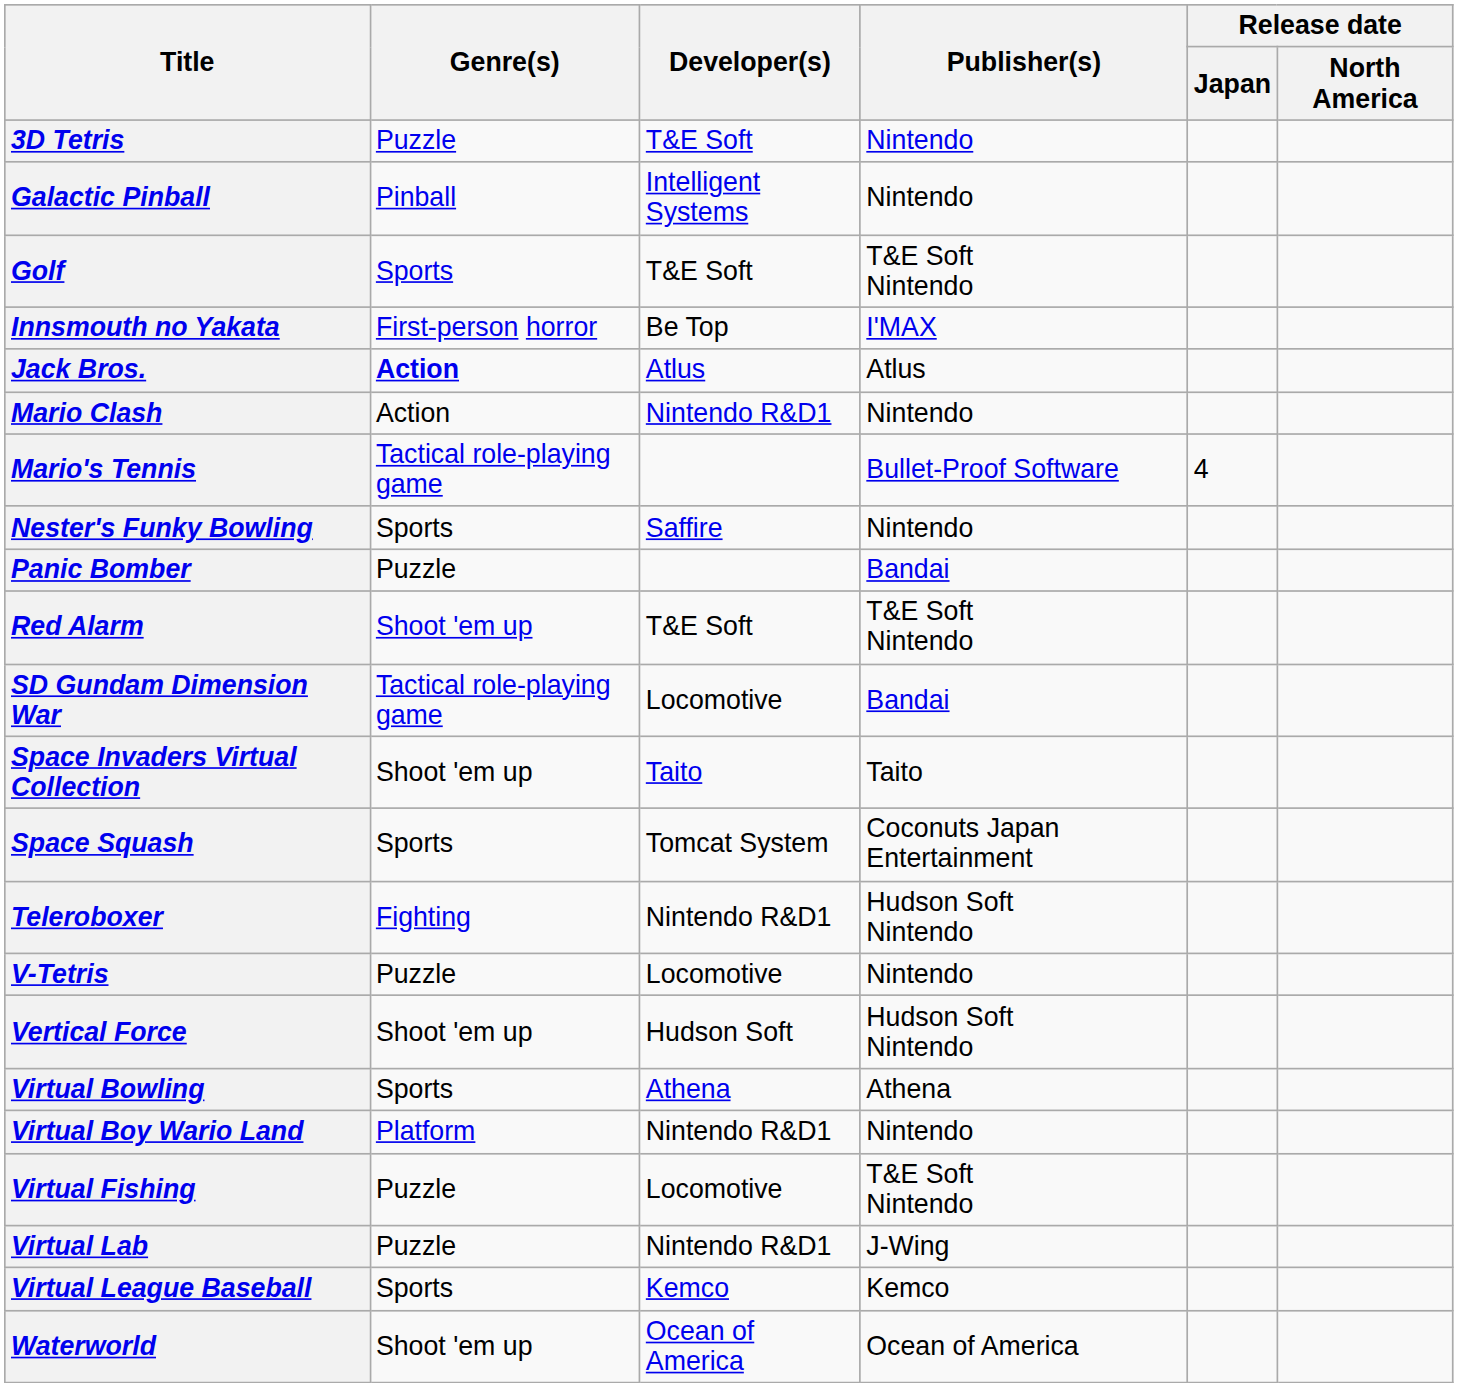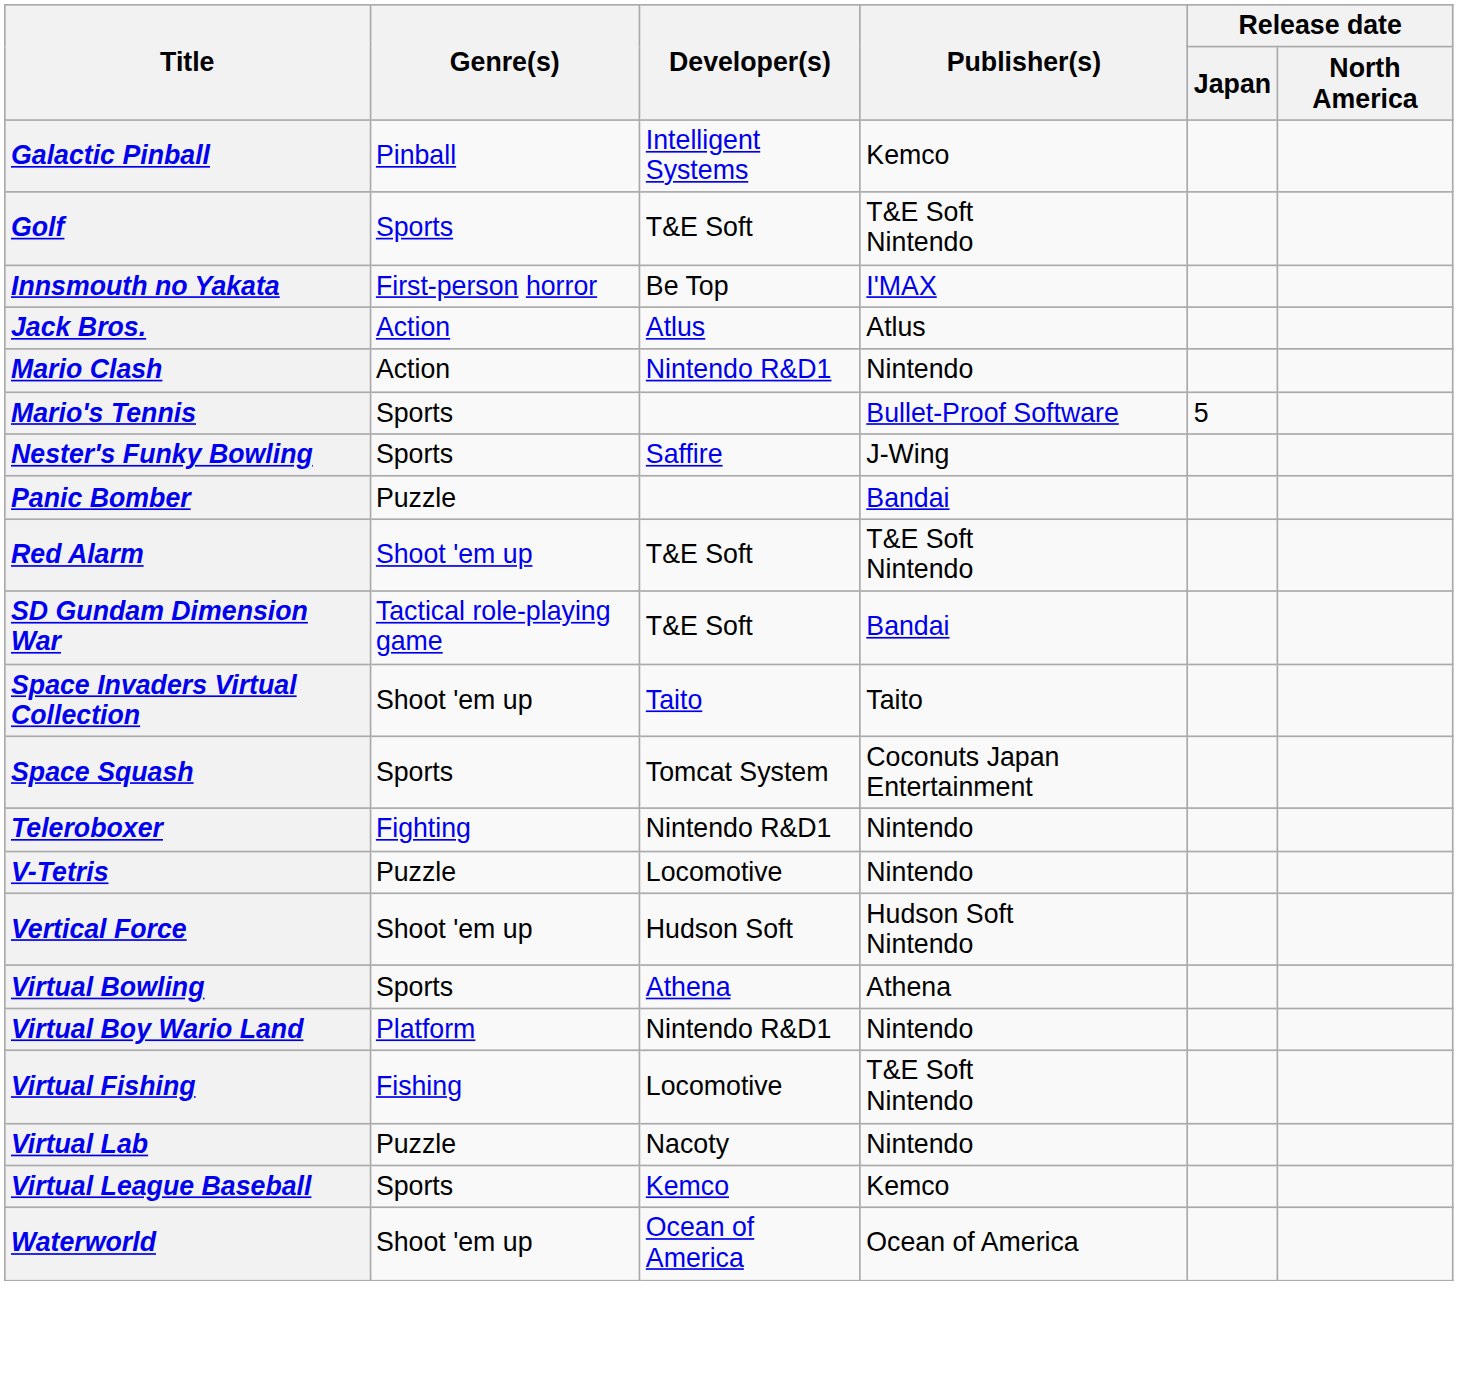- row: (68, 140)
(920, 197) Nintendo -> (908, 155) Kemco
(417, 370) bold -> (413, 327) normal
(493, 469) Tactical role-playing game -> (415, 412) Sports
(1201, 469) 4 -> (1201, 412) 5
(920, 527) Nintendo -> (908, 454) J-Wing
(714, 699) Locomotive -> (699, 627) T&E Soft
(940, 916) Hudson Soft Nintendo -> (920, 829) Nintendo
(416, 1188) Puzzle -> (419, 1086) Fishing
(739, 1246) Nintendo R&D1 -> (687, 1143) Nacoty
(908, 1246) J-Wing -> (920, 1143) Nintendo
